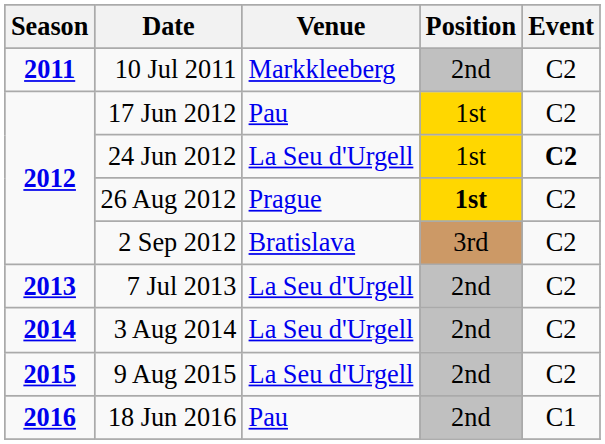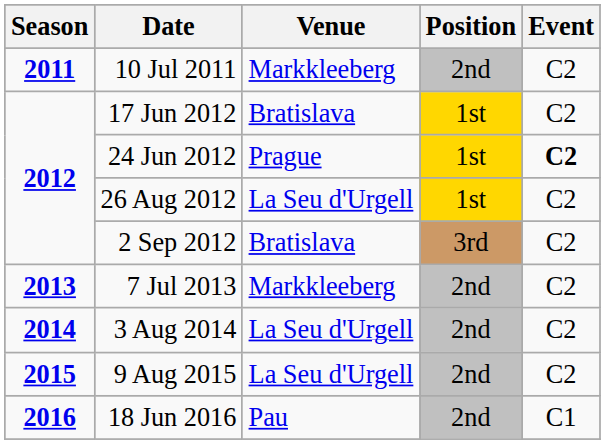(268, 113) Pau -> (302, 113) Bratislava
(331, 156) La Seu d'Urgell -> (285, 156) Prague
(285, 199) Prague -> (331, 199) La Seu d'Urgell
(471, 199) bold -> (471, 199) normal
(331, 286) La Seu d'Urgell -> (322, 286) Markkleeberg
